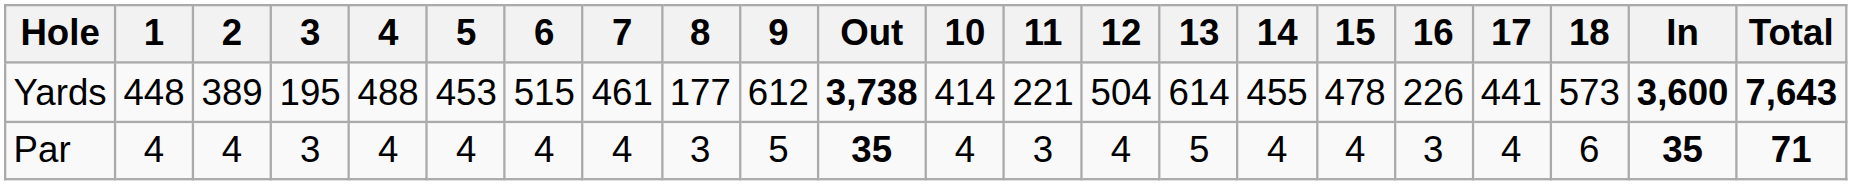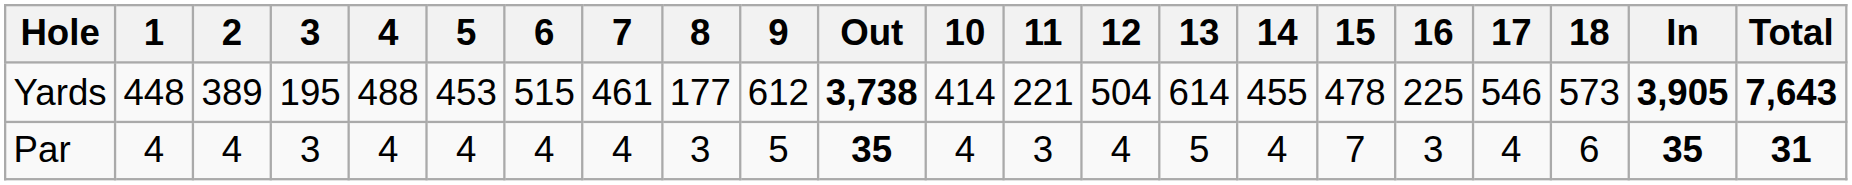(1433, 91) 226 -> (1433, 91) 225
(1511, 91) 441 -> (1511, 91) 546
(1683, 91) 3,600 -> (1683, 91) 3,905
(1355, 149) 4 -> (1355, 149) 7
(1791, 149) 71 -> (1791, 149) 31
